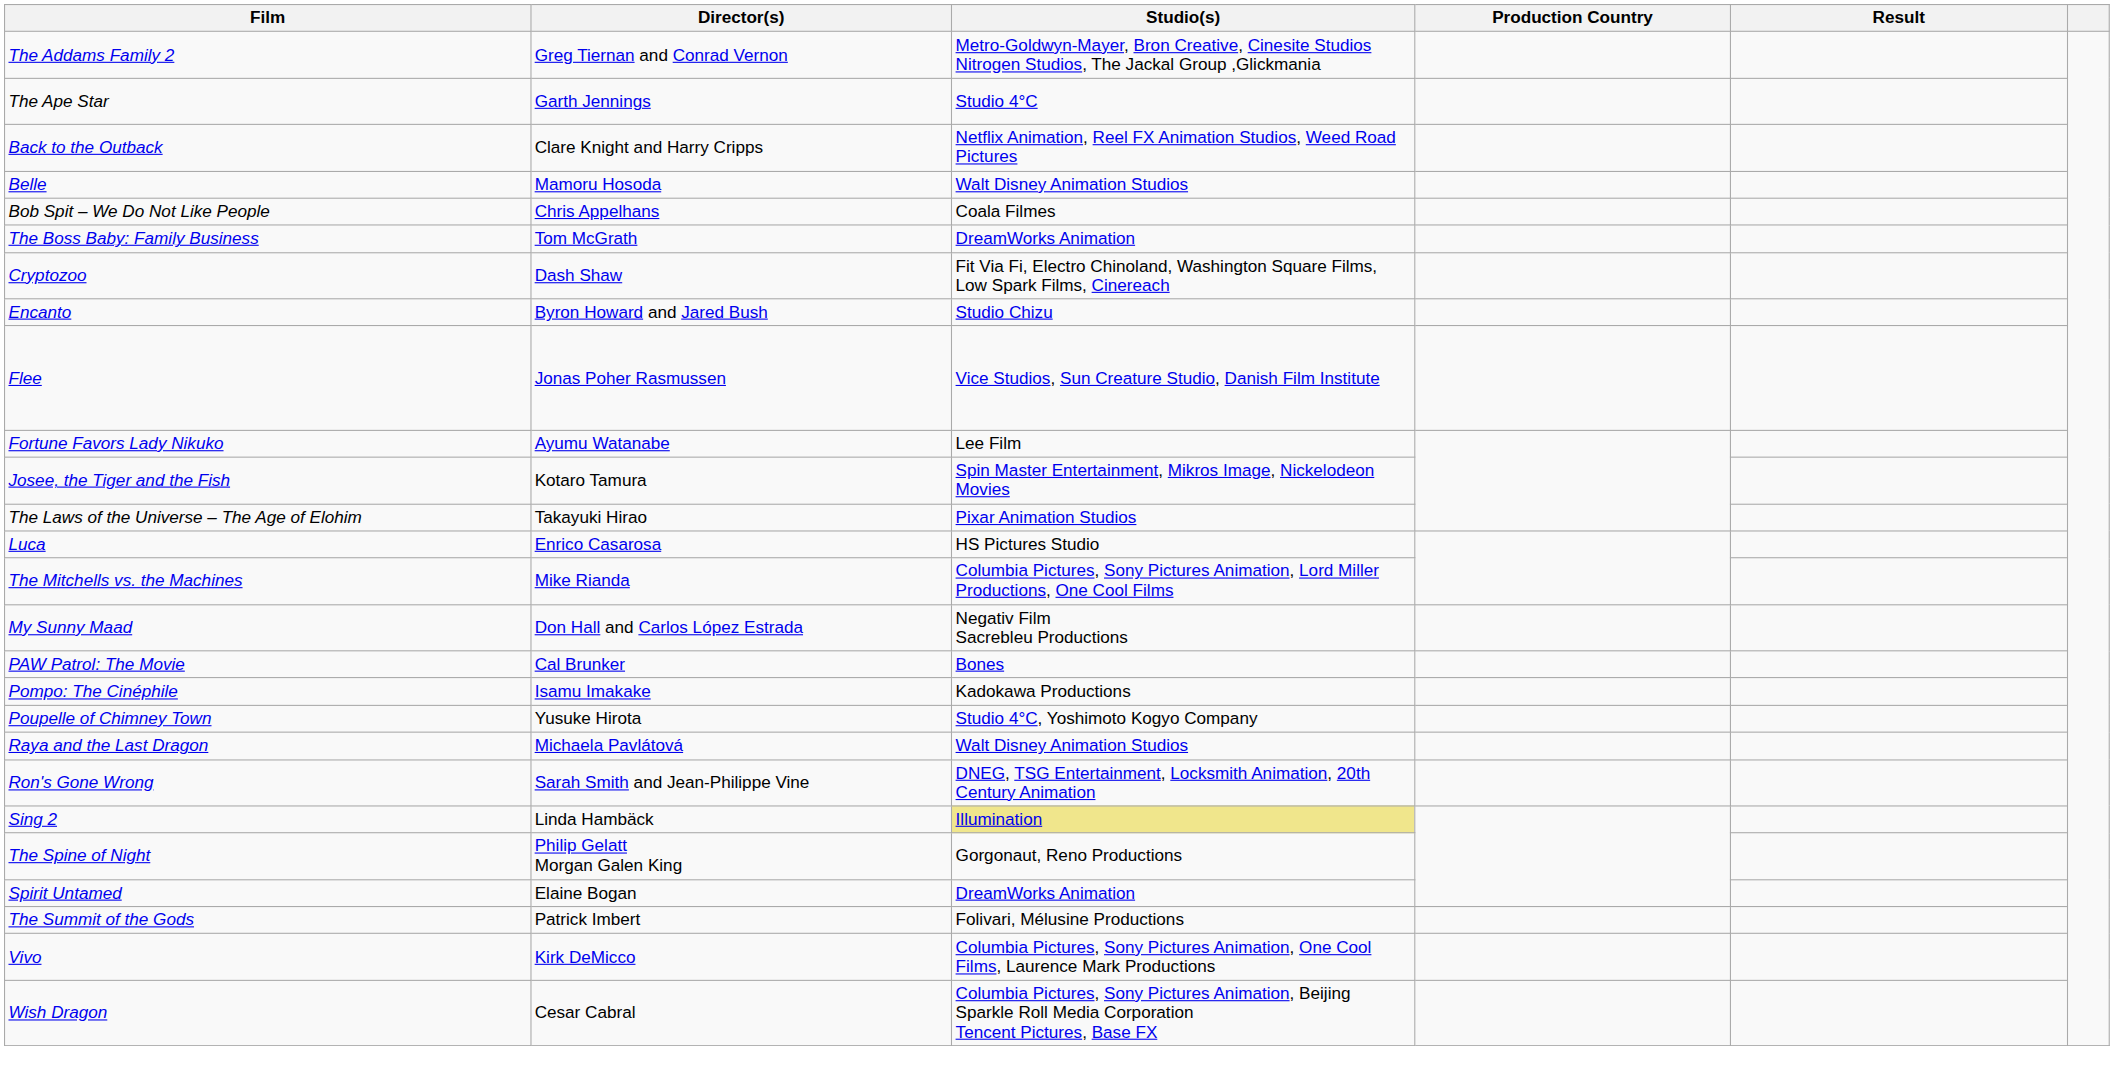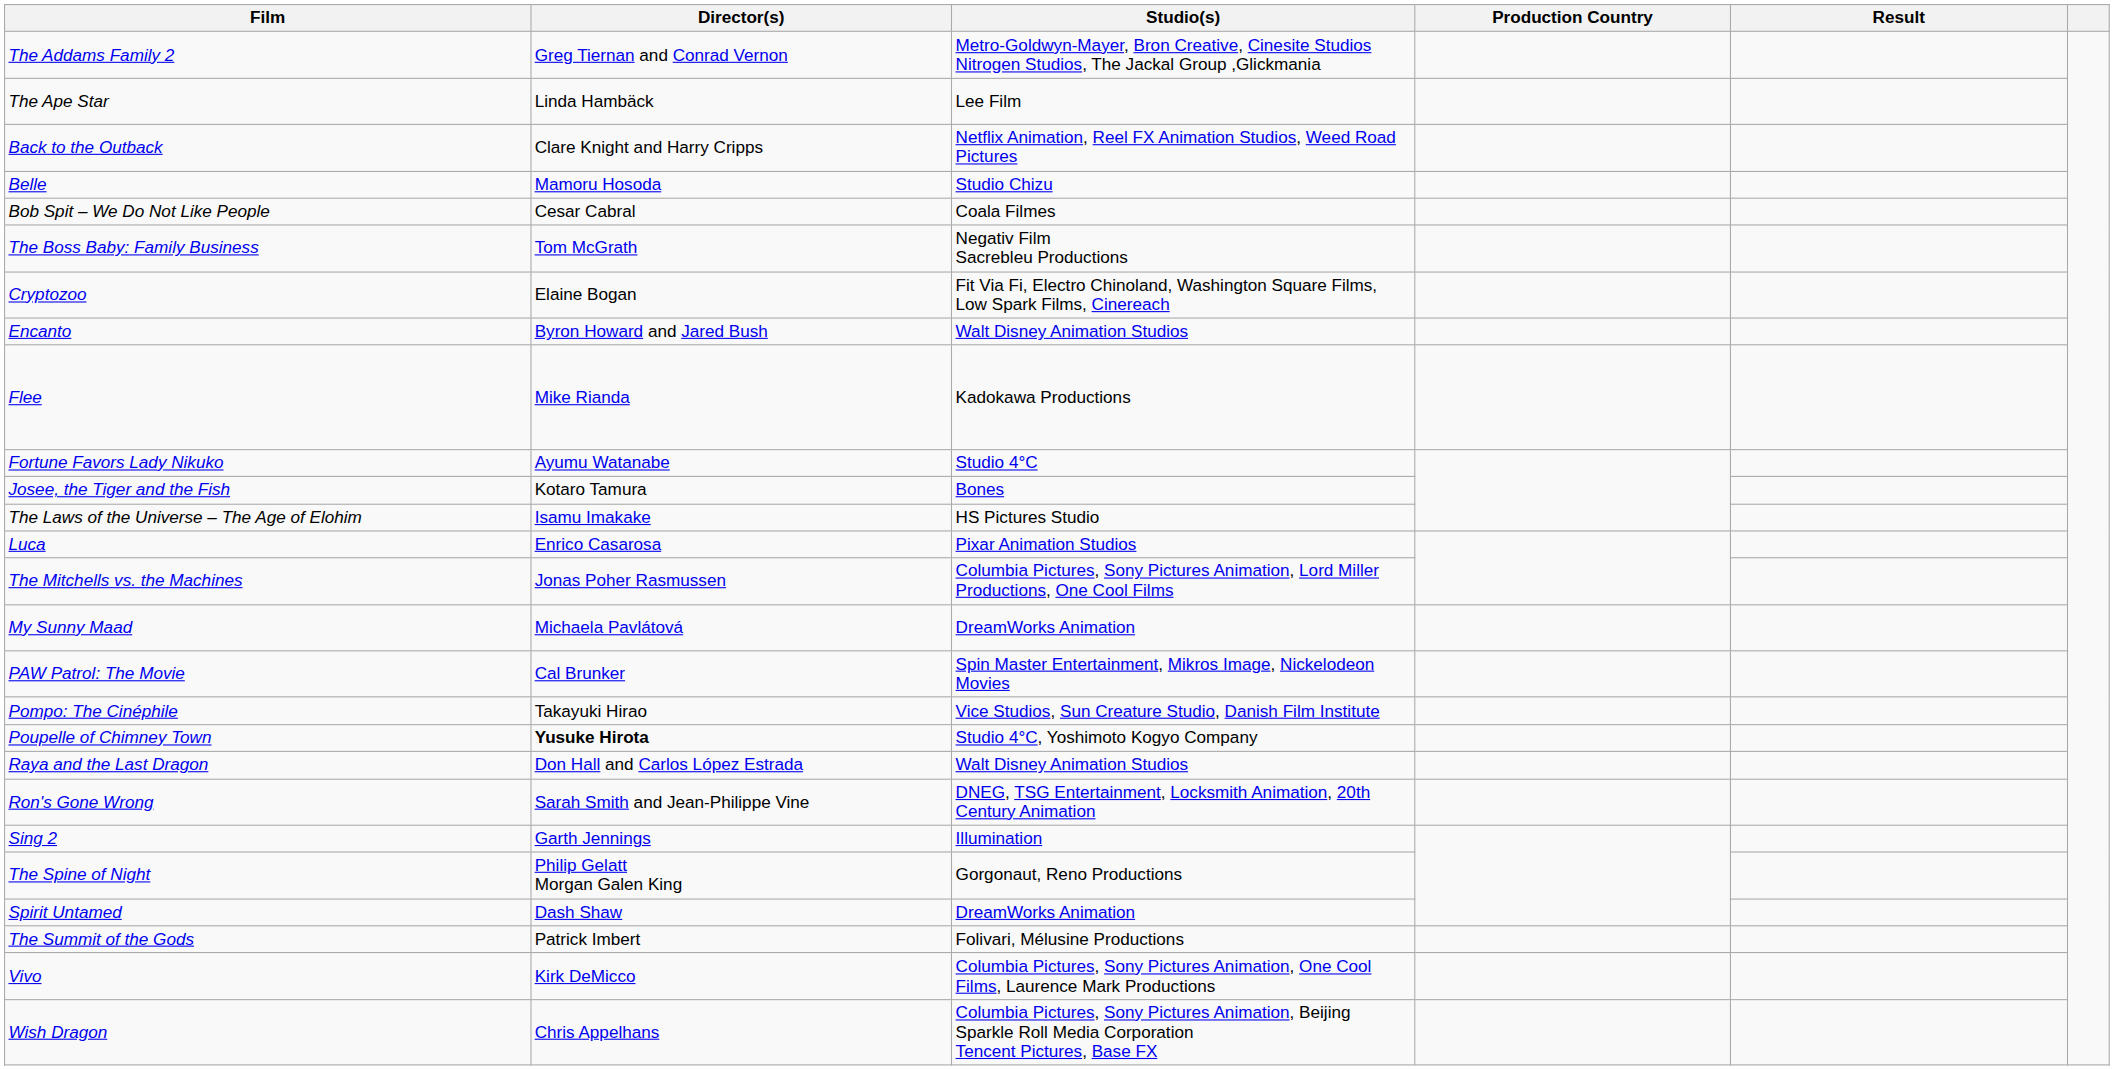(593, 101) Garth Jennings -> (594, 101) Linda Hambäck
(997, 101) Studio 4°C -> (988, 101) Lee Film
(1072, 184) Walt Disney Animation Studios -> (1004, 184) Studio Chizu
(597, 211) Chris Appelhans -> (585, 211) Cesar Cabral
(1045, 238) DreamWorks Animation -> (1042, 248) Negativ Film Sacrebleu Productions
(578, 275) Dash Shaw -> (586, 294) Elaine Bogan
(1004, 312) Studio Chizu -> (1072, 331) Walt Disney Animation Studios
(630, 377) Jonas Poher Rasmussen -> (582, 397) Mike Rianda
(1168, 377) Vice Studios, Sun Creature Studio, Danish Film Institute -> (1043, 397) Kadokawa Productions
(988, 443) Lee Film -> (997, 462) Studio 4°C
(1165, 480) Spin Master Entertainment, Mikros Image, Nickelodeon Movies -> (980, 490) Bones
(591, 517) Takayuki Hirao -> (593, 517) Isamu Imakake
(1046, 517) Pixar Animation Studios -> (1027, 517) HS Pictures Studio
(1027, 544) HS Pictures Studio -> (1046, 544) Pixar Animation Studios
(582, 581) Mike Rianda -> (630, 581) Jonas Poher Rasmussen
(669, 627) Don Hall and Carlos López Estrada -> (609, 627) Michaela Pavlátová
(1042, 627) Negativ Film Sacrebleu Productions -> (1045, 627) DreamWorks Animation
(980, 664) Bones -> (1165, 673) Spin Master Entertainment, Mikros Image, Nickelodeon Movies
(593, 691) Isamu Imakake -> (591, 710) Takayuki Hirao
(1043, 691) Kadokawa Productions -> (1168, 710) Vice Studios, Sun Creature Studio, Danish Film Institute
(588, 718) normal -> (592, 737) bold
(609, 745) Michaela Pavlátová -> (669, 765) Don Hall and Carlos López Estrada
(594, 819) Linda Hambäck -> (593, 838) Garth Jennings
(999, 819) khaki background -> (999, 838) no background
(586, 892) Elaine Bogan -> (578, 912) Dash Shaw
(585, 1012) Cesar Cabral -> (597, 1032) Chris Appelhans
